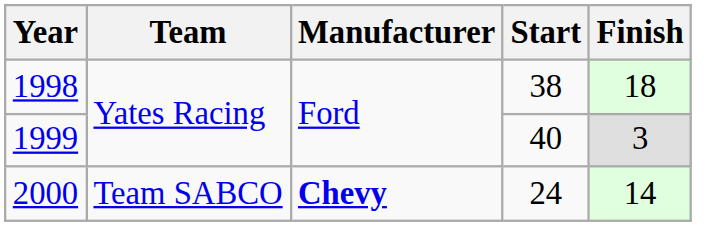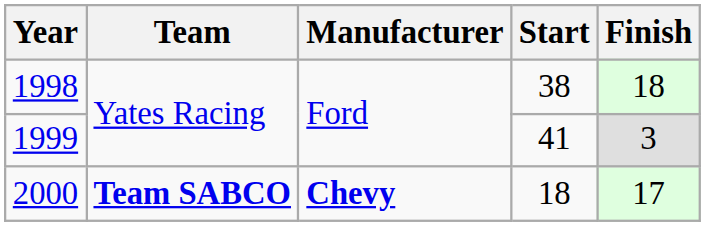(546, 139) 40 -> (554, 139) 41
(188, 193) normal -> (192, 193) bold
(546, 193) 24 -> (554, 193) 18
(640, 193) 14 -> (648, 193) 17
